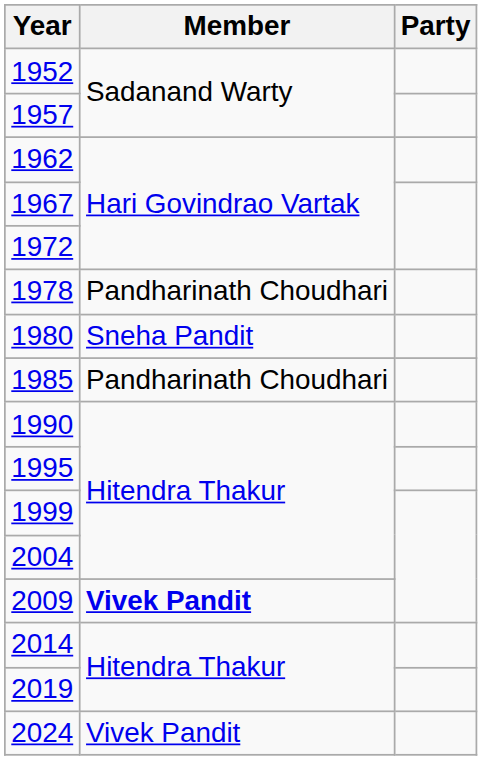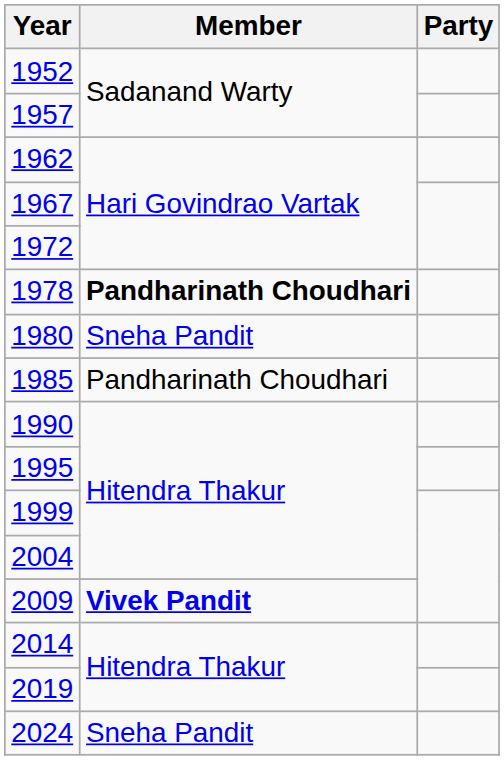(237, 291) normal -> (248, 291) bold
(163, 733) Vivek Pandit -> (170, 733) Sneha Pandit
